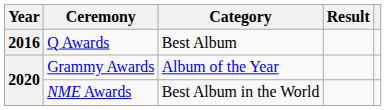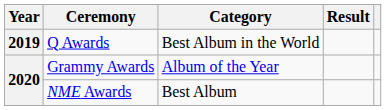(24, 42) 2016 -> (24, 42) 2019
(199, 42) Best Album -> (241, 42) Best Album in the World
(241, 92) Best Album in the World -> (199, 92) Best Album
